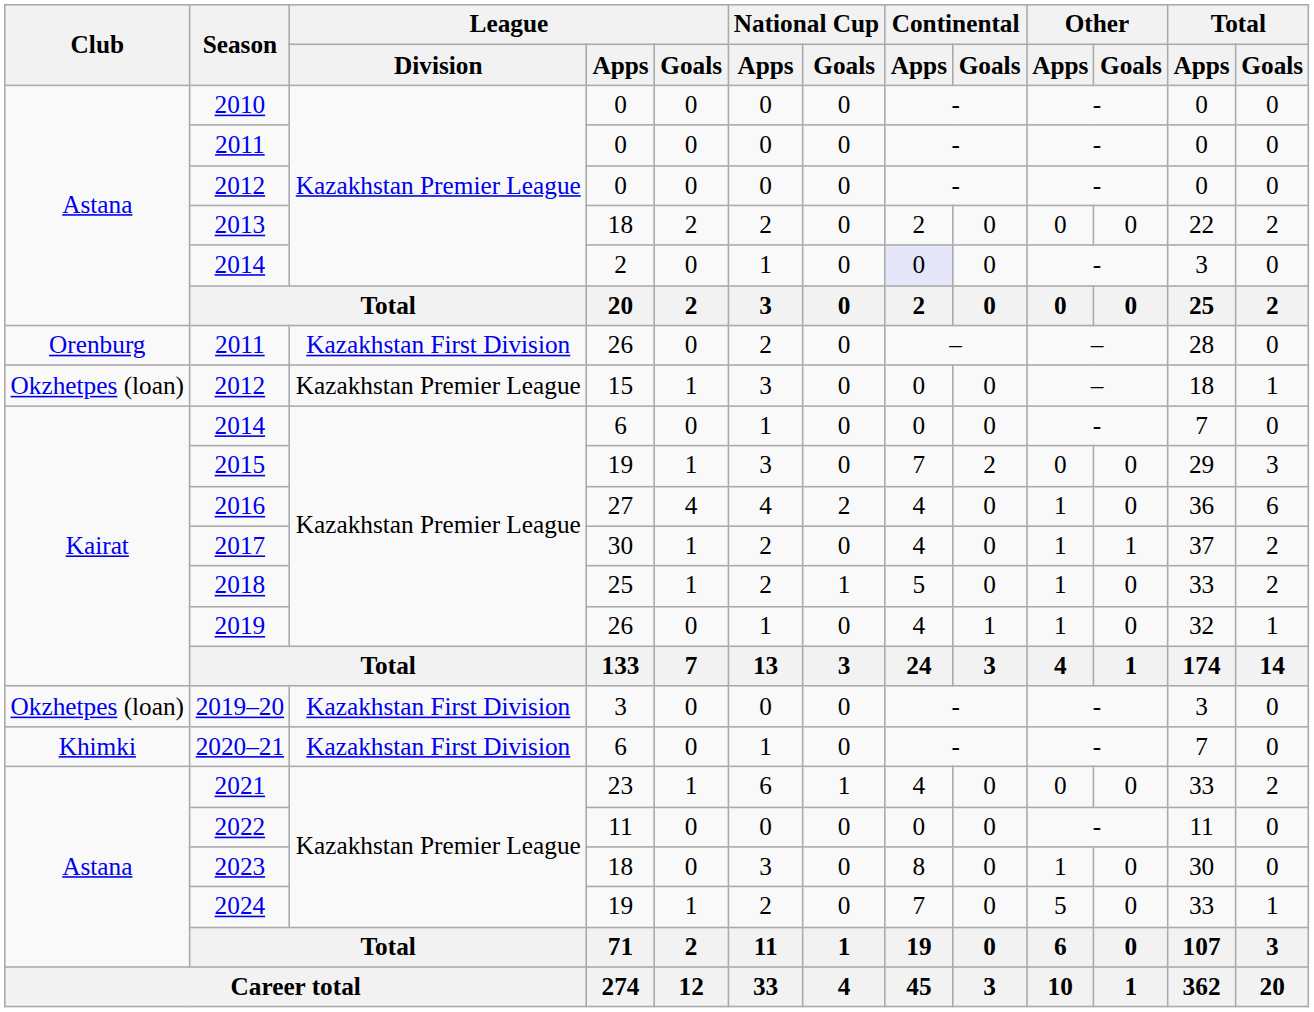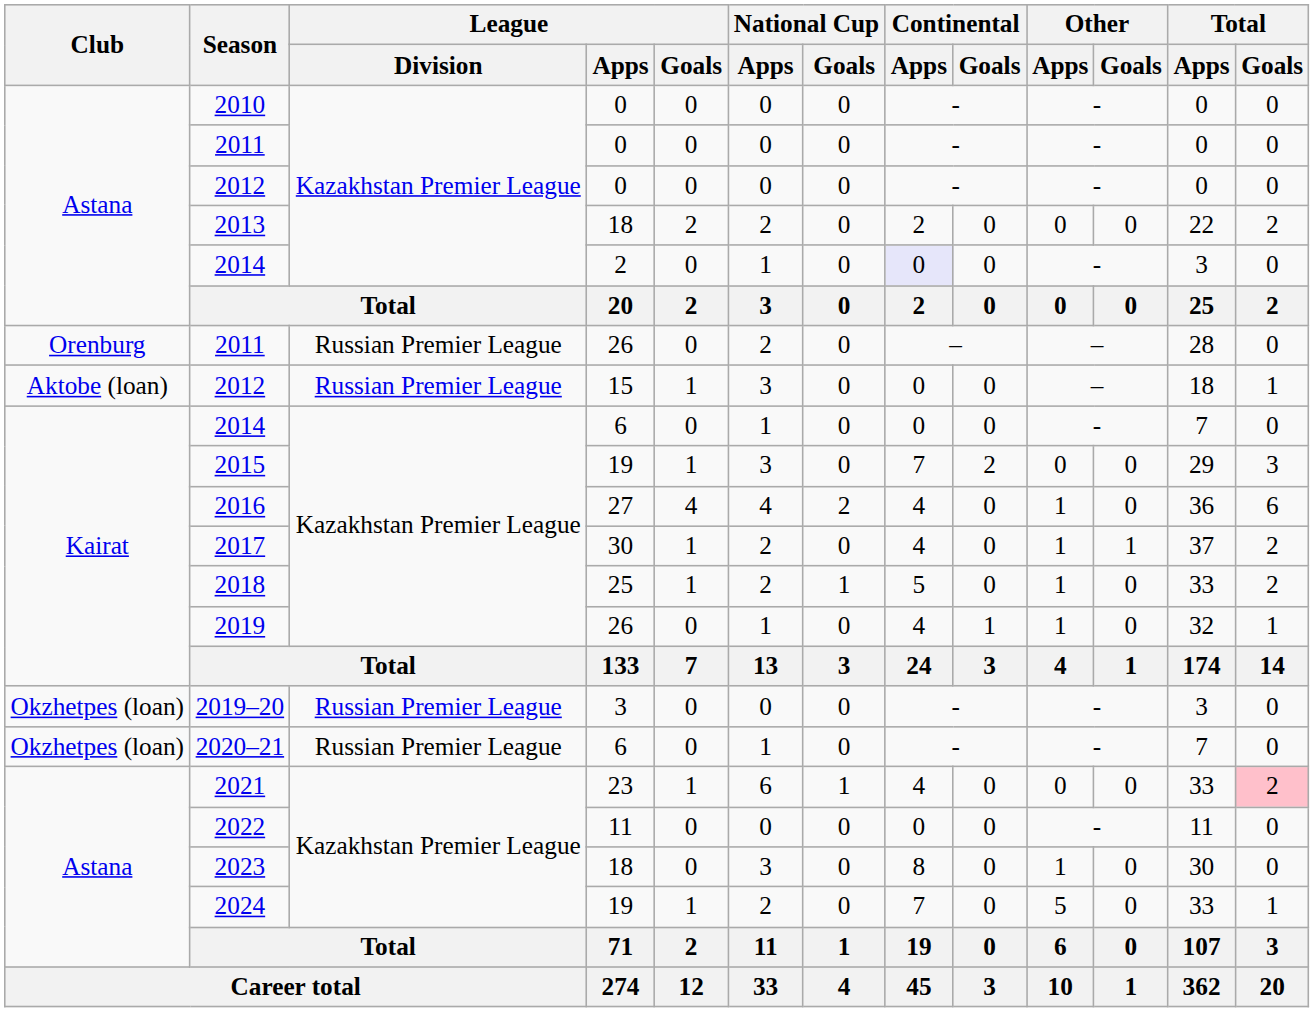(438, 345) Kazakhstan First Division -> (438, 345) Russian Premier League
(97, 385) Okzhetpes (loan) -> (97, 385) Aktobe (loan)
(438, 385) Kazakhstan Premier League -> (438, 385) Russian Premier League
(438, 706) Kazakhstan First Division -> (438, 706) Russian Premier League
(97, 746) Khimki -> (97, 746) Okzhetpes (loan)
(438, 746) Kazakhstan First Division -> (438, 746) Russian Premier League
(1272, 786) no background -> (1272, 786) pink background
